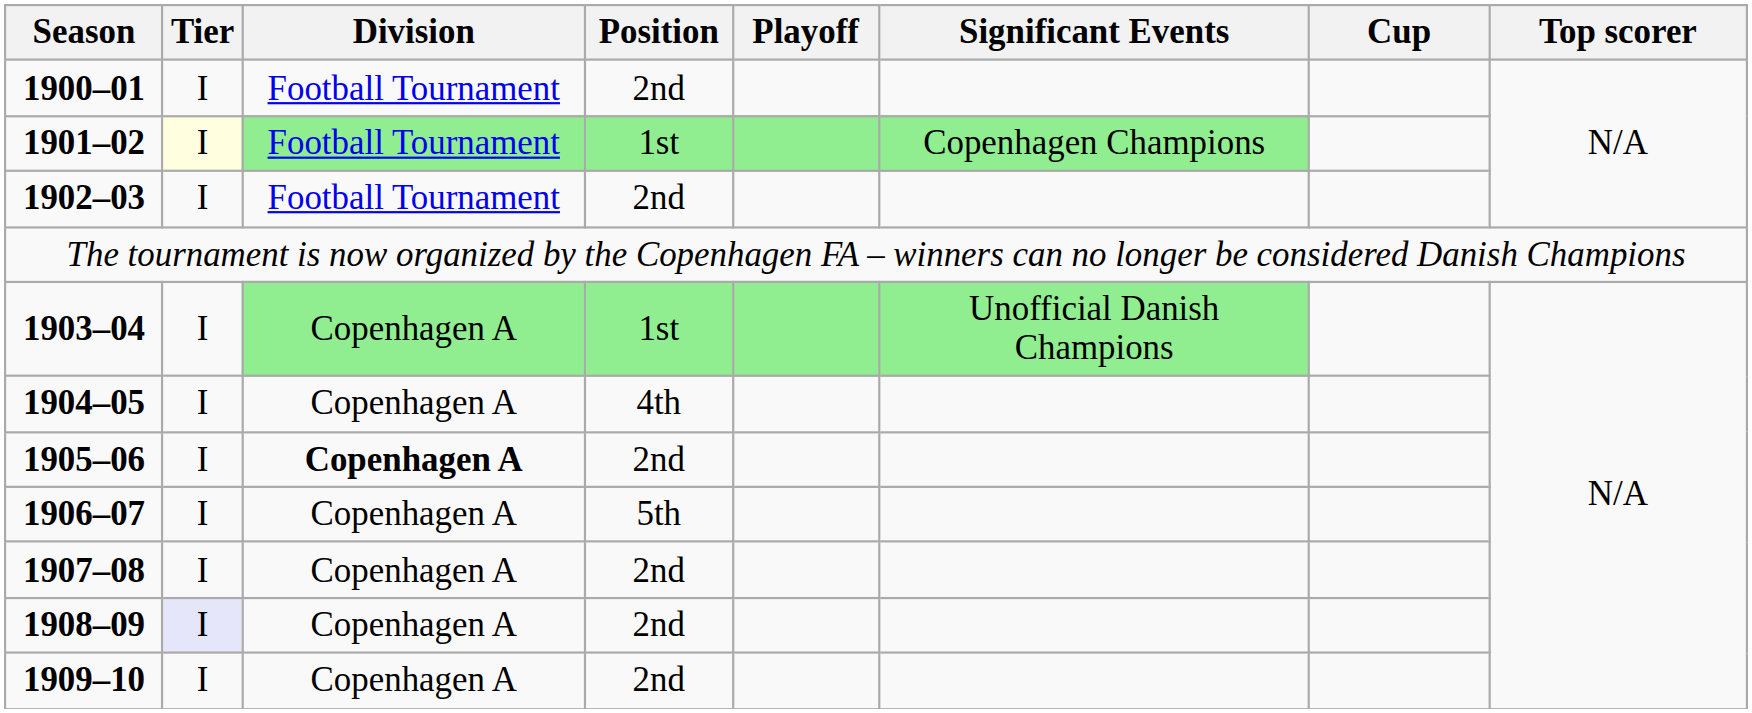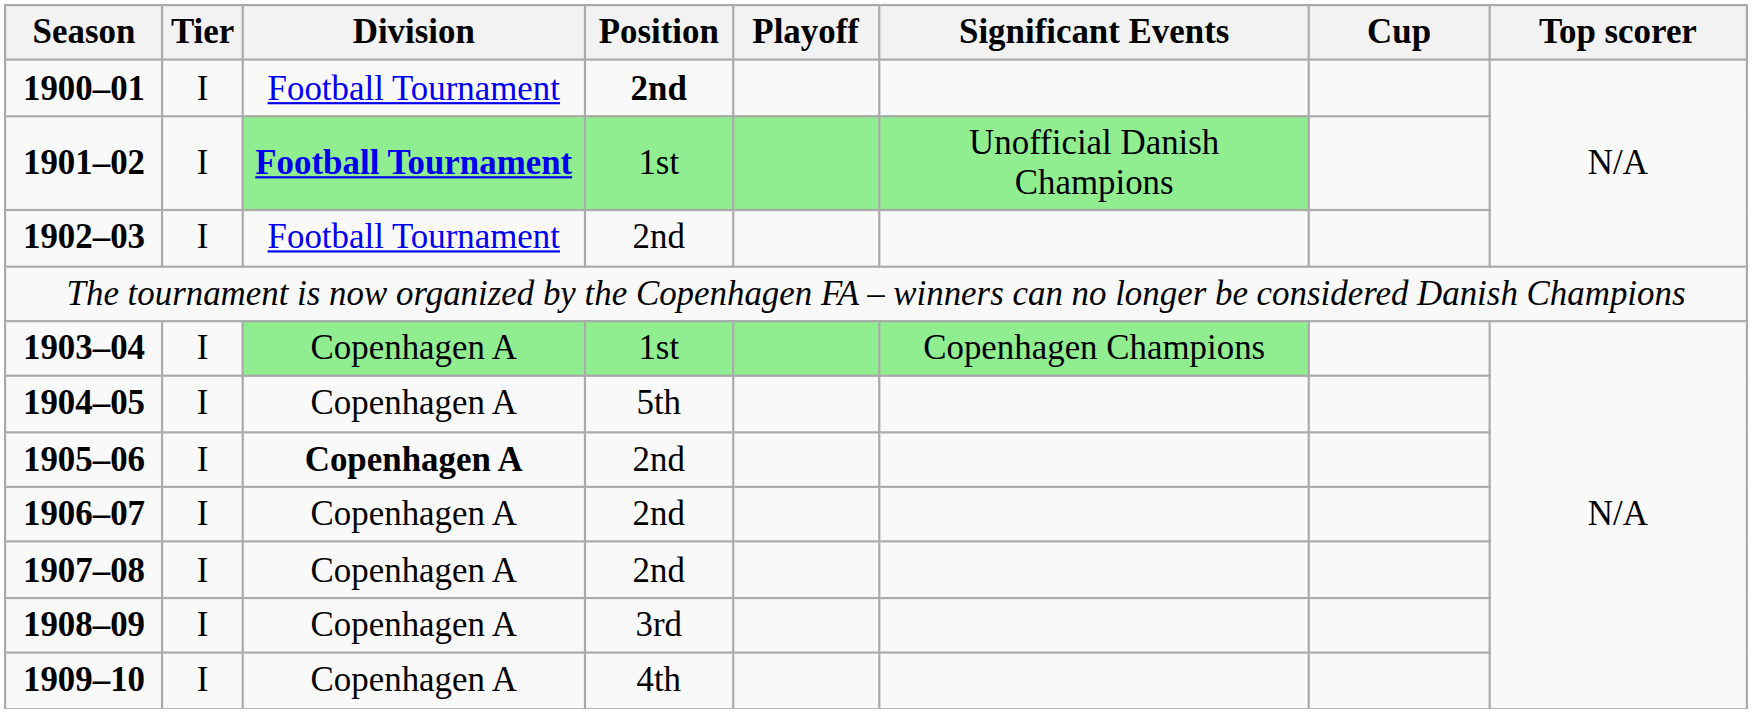(659, 87) normal -> (659, 87) bold
(203, 142) lightyellow background -> (203, 162) no background
(414, 142) normal -> (414, 162) bold
(1094, 142) Copenhagen Champions -> (1094, 162) Unofficial Danish Champions
(1094, 328) Unofficial Danish Champions -> (1094, 347) Copenhagen Champions
(659, 403) 4th -> (659, 403) 5th
(659, 513) 5th -> (659, 513) 2nd
(203, 624) lavender background -> (203, 624) no background
(659, 624) 2nd -> (659, 624) 3rd
(659, 679) 2nd -> (659, 679) 4th
